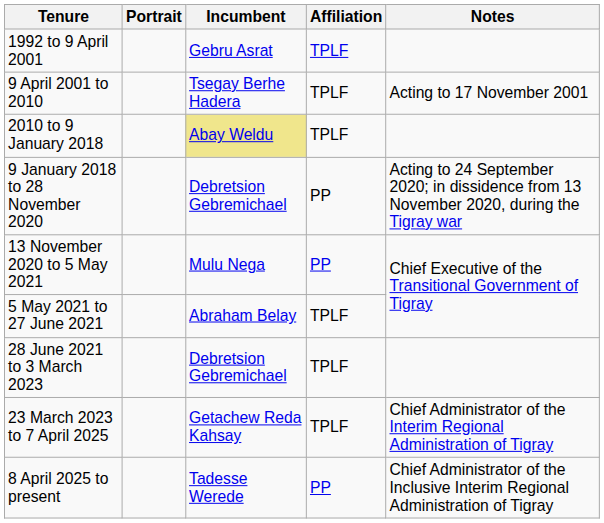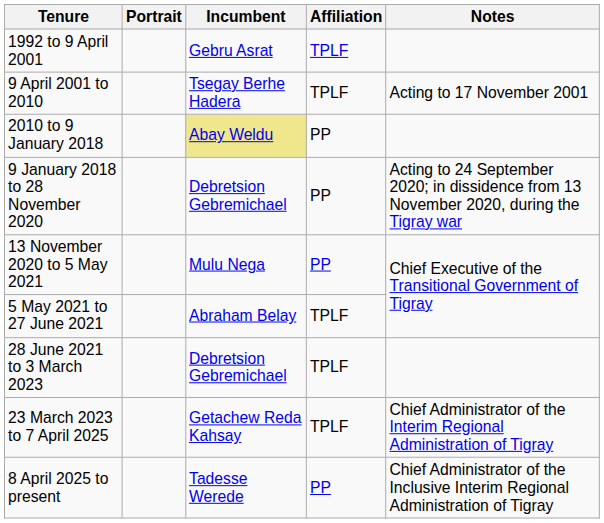(329, 135) TPLF -> (320, 135) PP
